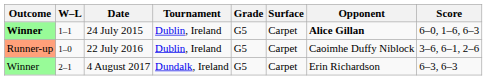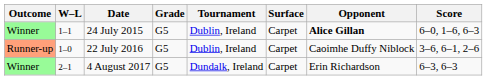columns swapped: (192, 12) <-> (249, 12)
(25, 30) bold -> (23, 30) normal
